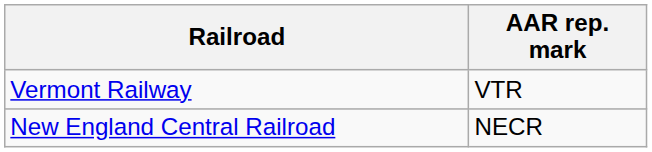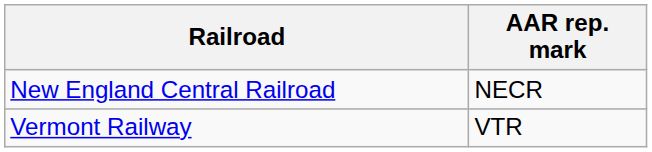rows swapped: (101, 89) <-> (173, 127)
